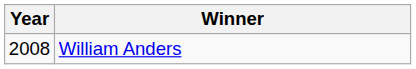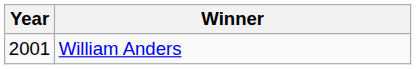(30, 48) 2008 -> (30, 48) 2001
